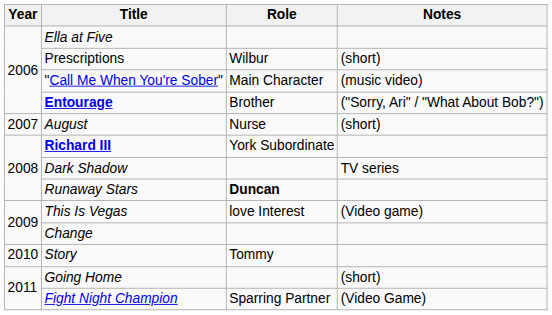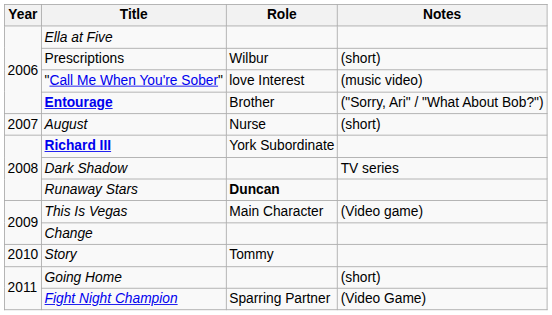(276, 80) Main Character -> (267, 80) love Interest
(267, 211) love Interest -> (276, 211) Main Character
